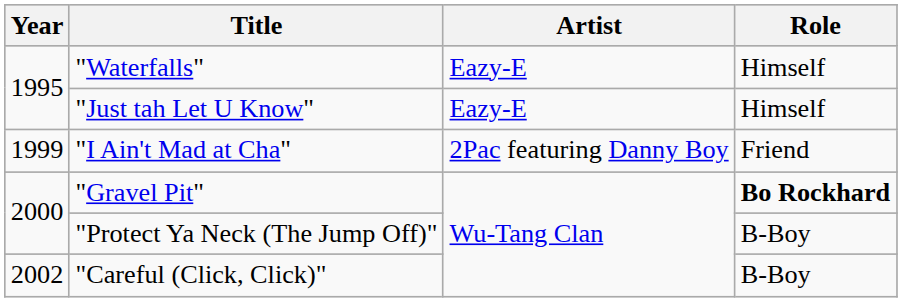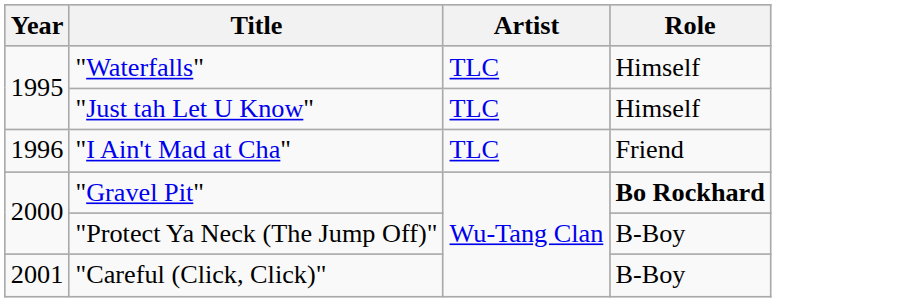(488, 66) Eazy-E -> (474, 66) TLC
(488, 108) Eazy-E -> (474, 108) TLC
(37, 150) 1999 -> (37, 150) 1996
(589, 150) 2Pac featuring Danny Boy -> (474, 150) TLC
(37, 274) 2002 -> (37, 274) 2001
